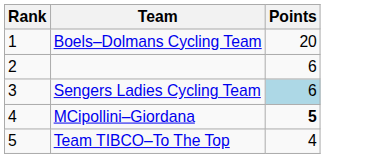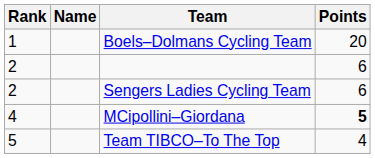+ column: (75, 16)
(12, 91) 3 -> (12, 91) 2
(312, 91) lightblue background -> (362, 91) no background
